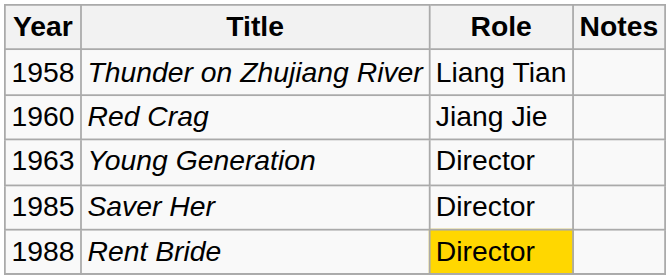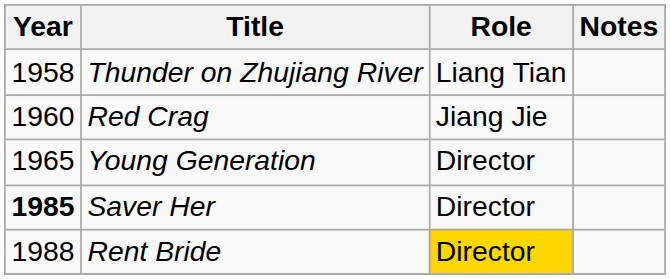(43, 161) 1963 -> (43, 161) 1965
(43, 206) normal -> (43, 206) bold
